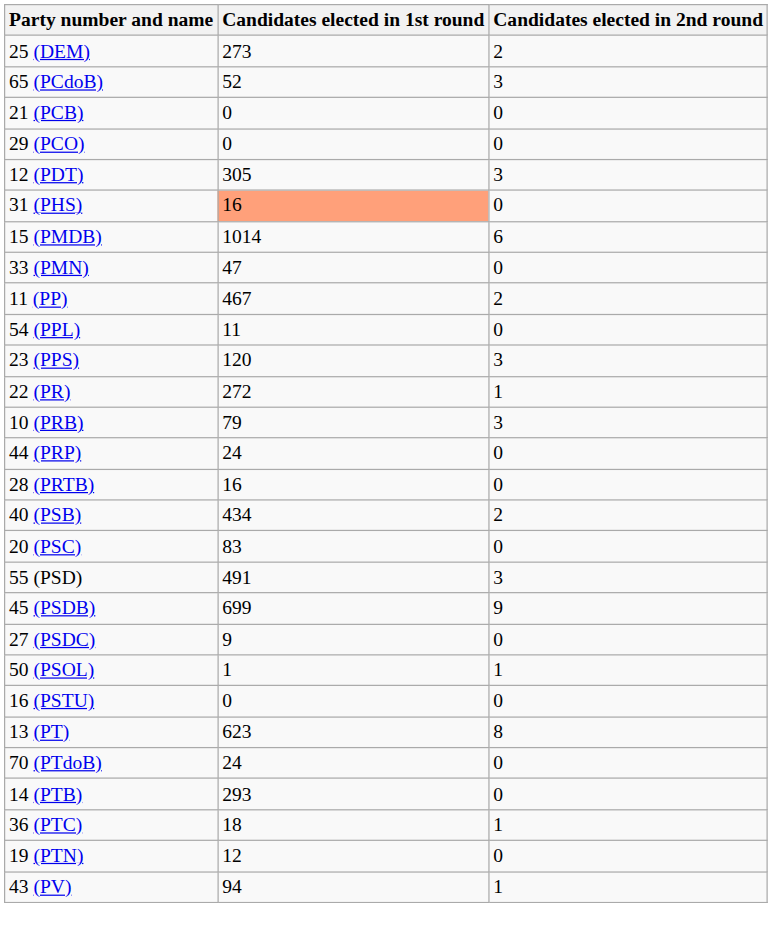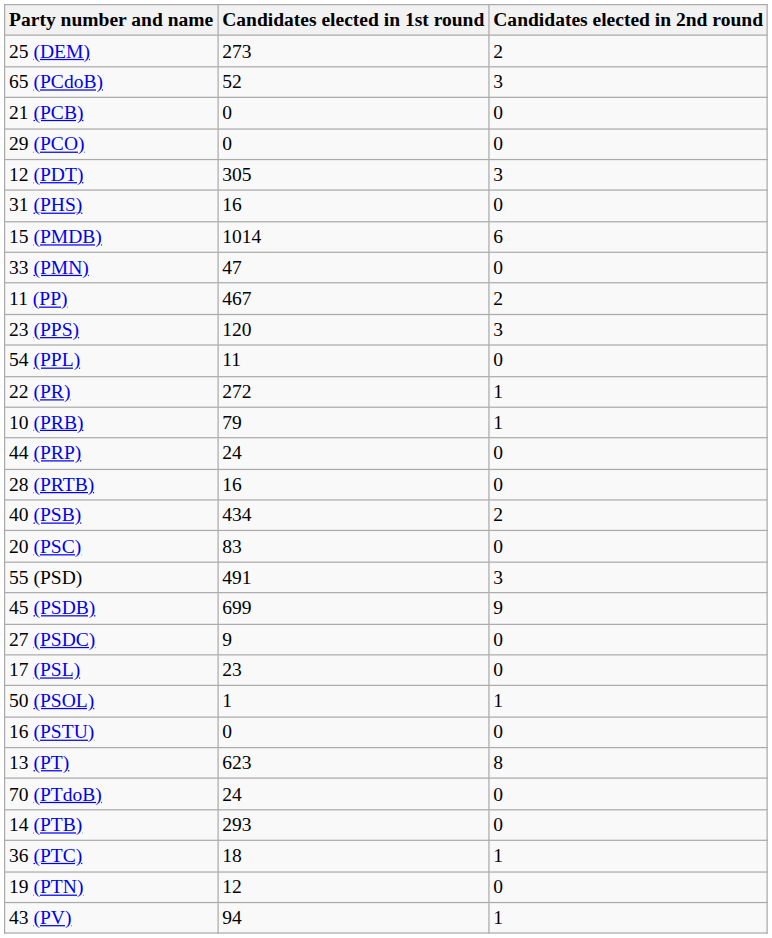(232, 205) lightsalmon background -> (232, 205) no background
rows swapped: (45, 329) <-> (44, 360)
(498, 422) 3 -> (498, 422) 1
+ row: (45, 670)
